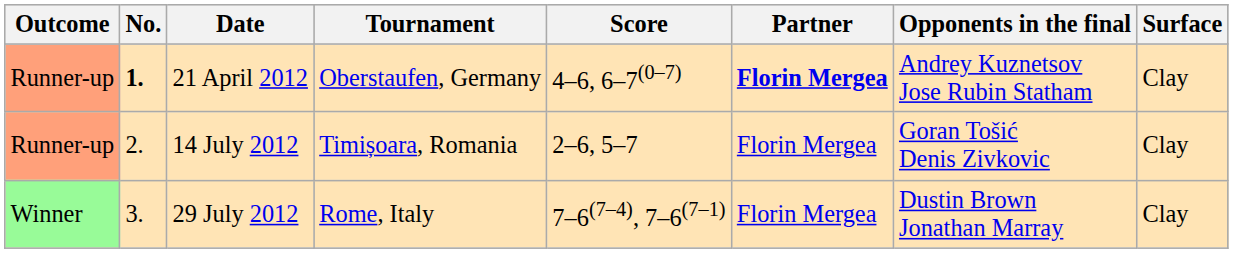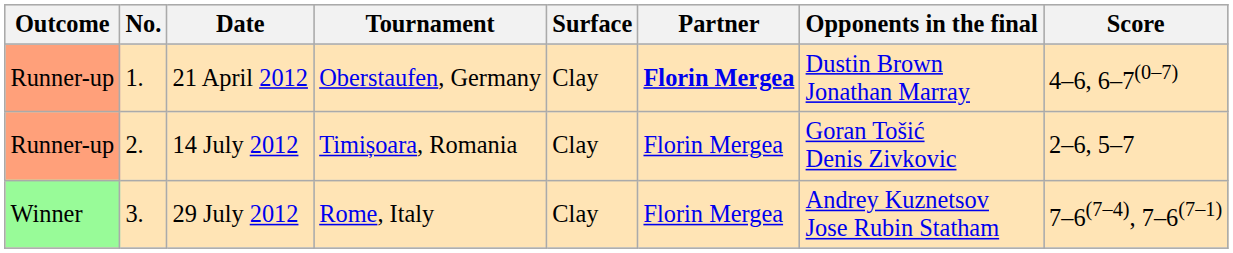columns swapped: (1182, 23) <-> (639, 23)
(135, 77) bold -> (135, 77) normal
(996, 77) Andrey Kuznetsov Jose Rubin Statham -> (888, 77) Dustin Brown Jonathan Marray
(981, 213) Dustin Brown Jonathan Marray -> (902, 213) Andrey Kuznetsov Jose Rubin Statham
